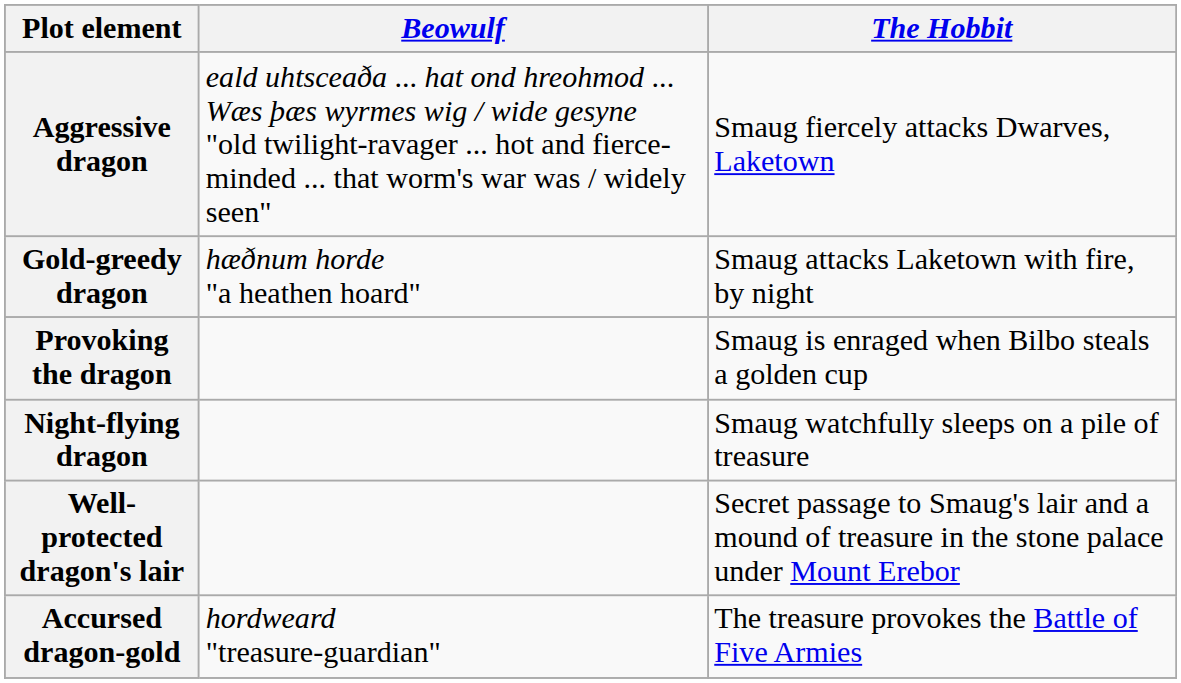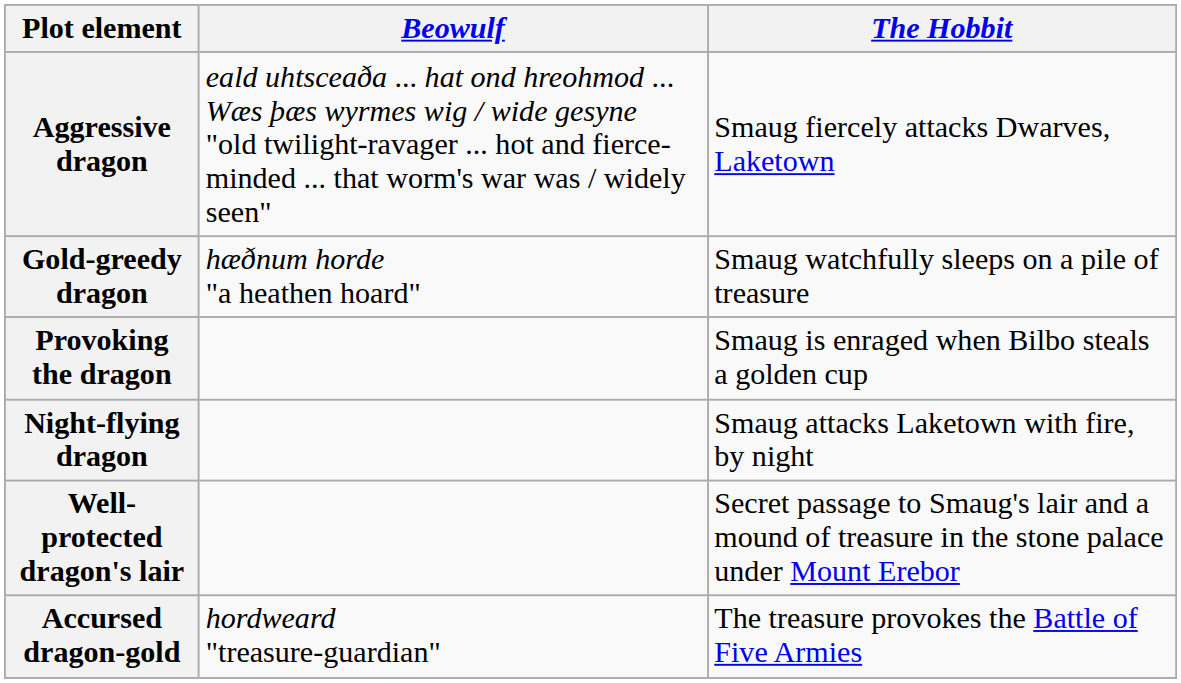(924, 276) Smaug attacks Laketown with fire, by night -> (936, 276) Smaug watchfully sleeps on a pile of treasure
(936, 439) Smaug watchfully sleeps on a pile of treasure -> (924, 439) Smaug attacks Laketown with fire, by night
